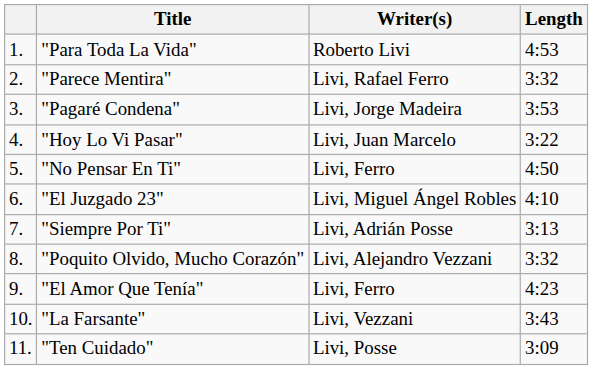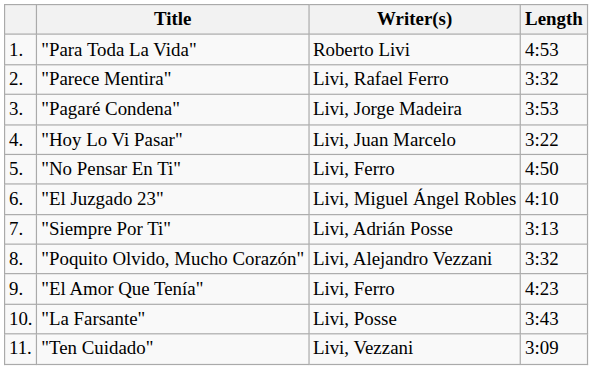(363, 318) Livi, Vezzani -> (355, 318) Livi, Posse
(355, 348) Livi, Posse -> (363, 348) Livi, Vezzani
